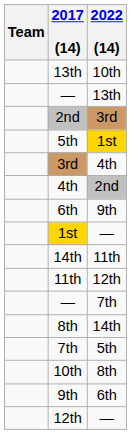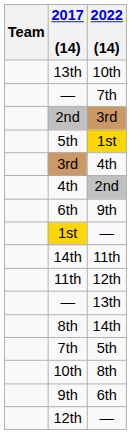rows swapped: (68, 94) <-> (68, 302)
